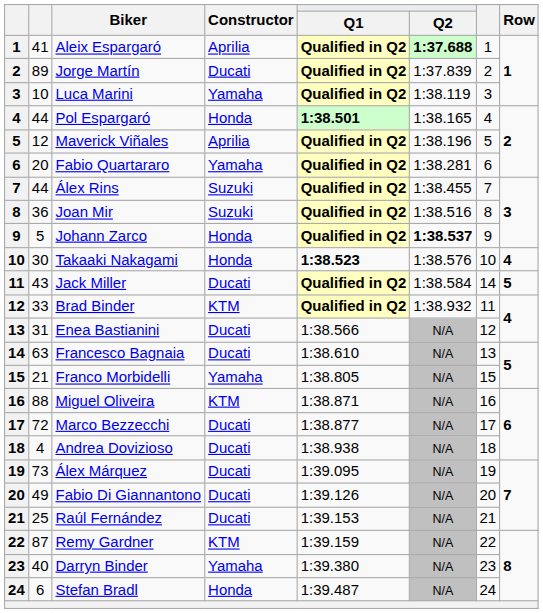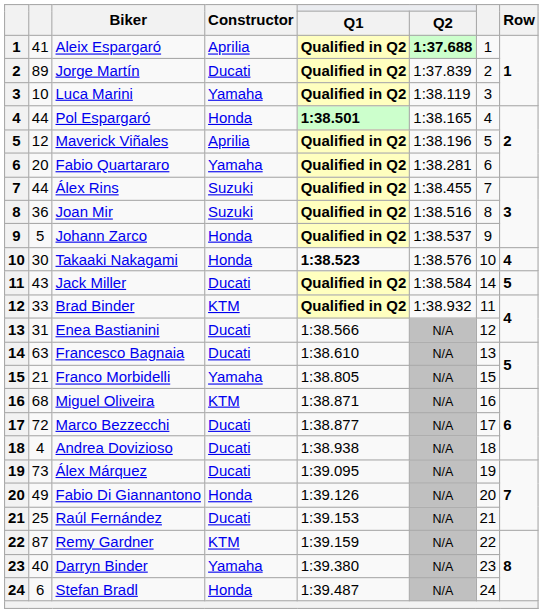(443, 235) bold -> (442, 235) normal
(40, 400) 88 -> (40, 400) 68
(229, 495) Ducati -> (230, 495) Honda
